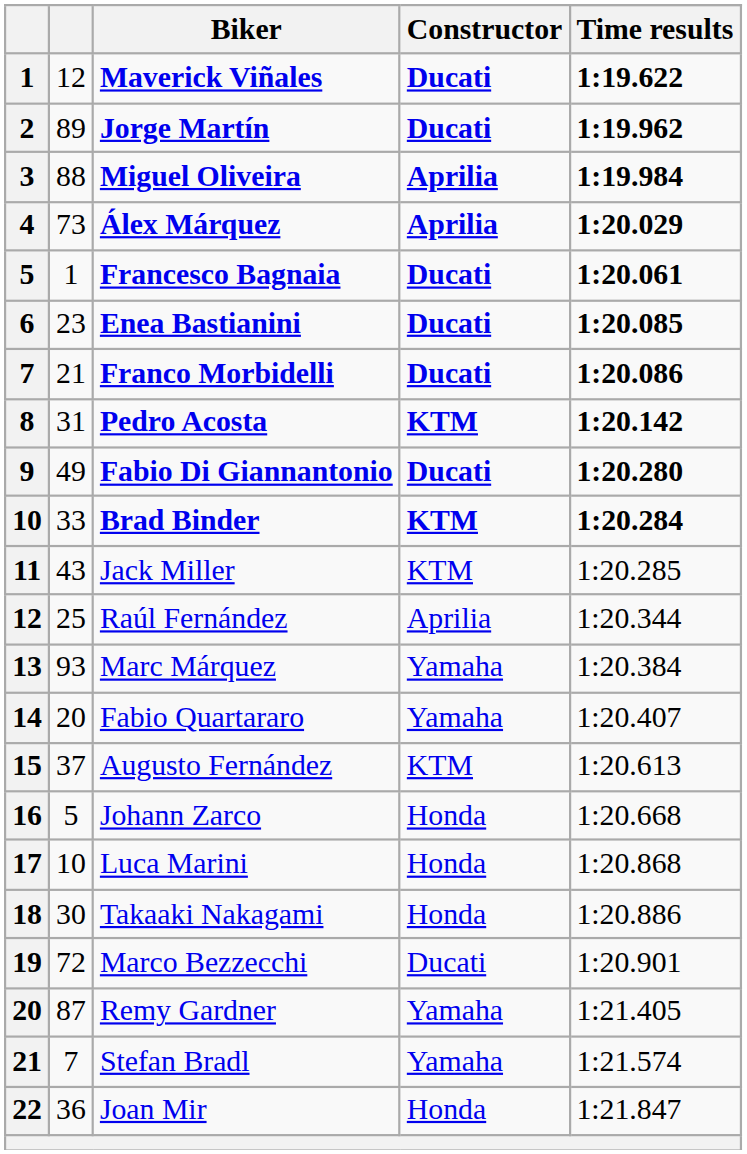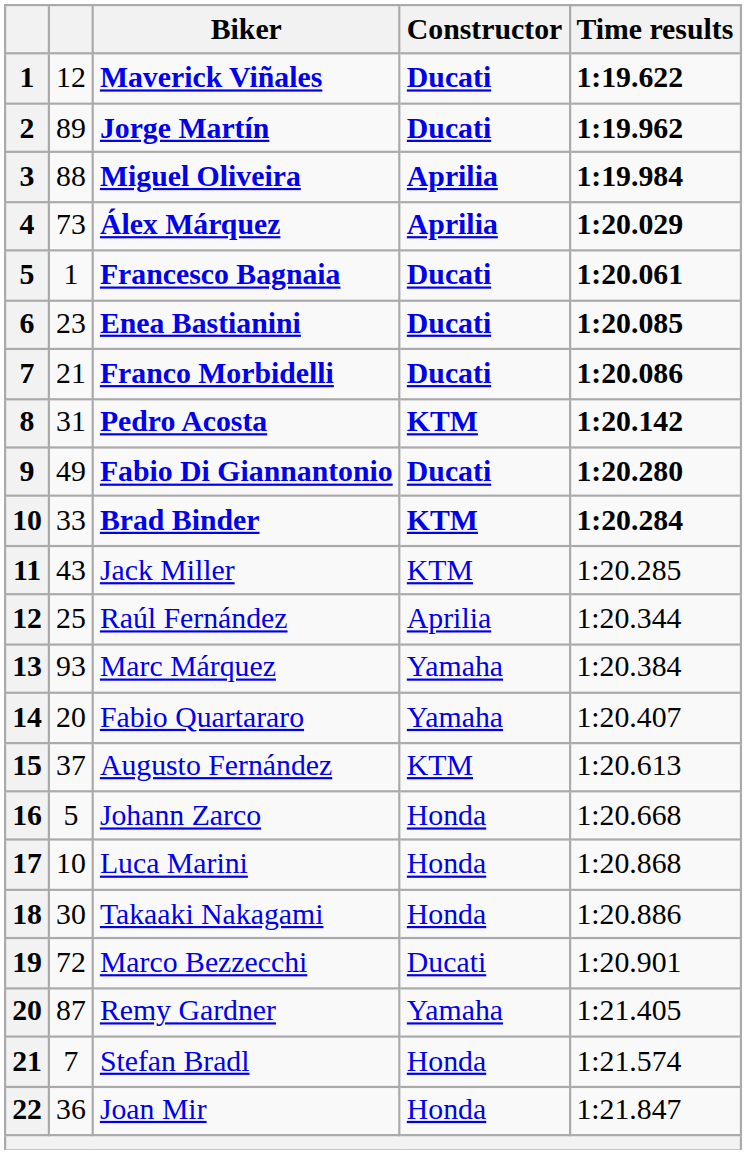(455, 1060) Yamaha -> (447, 1060) Honda
